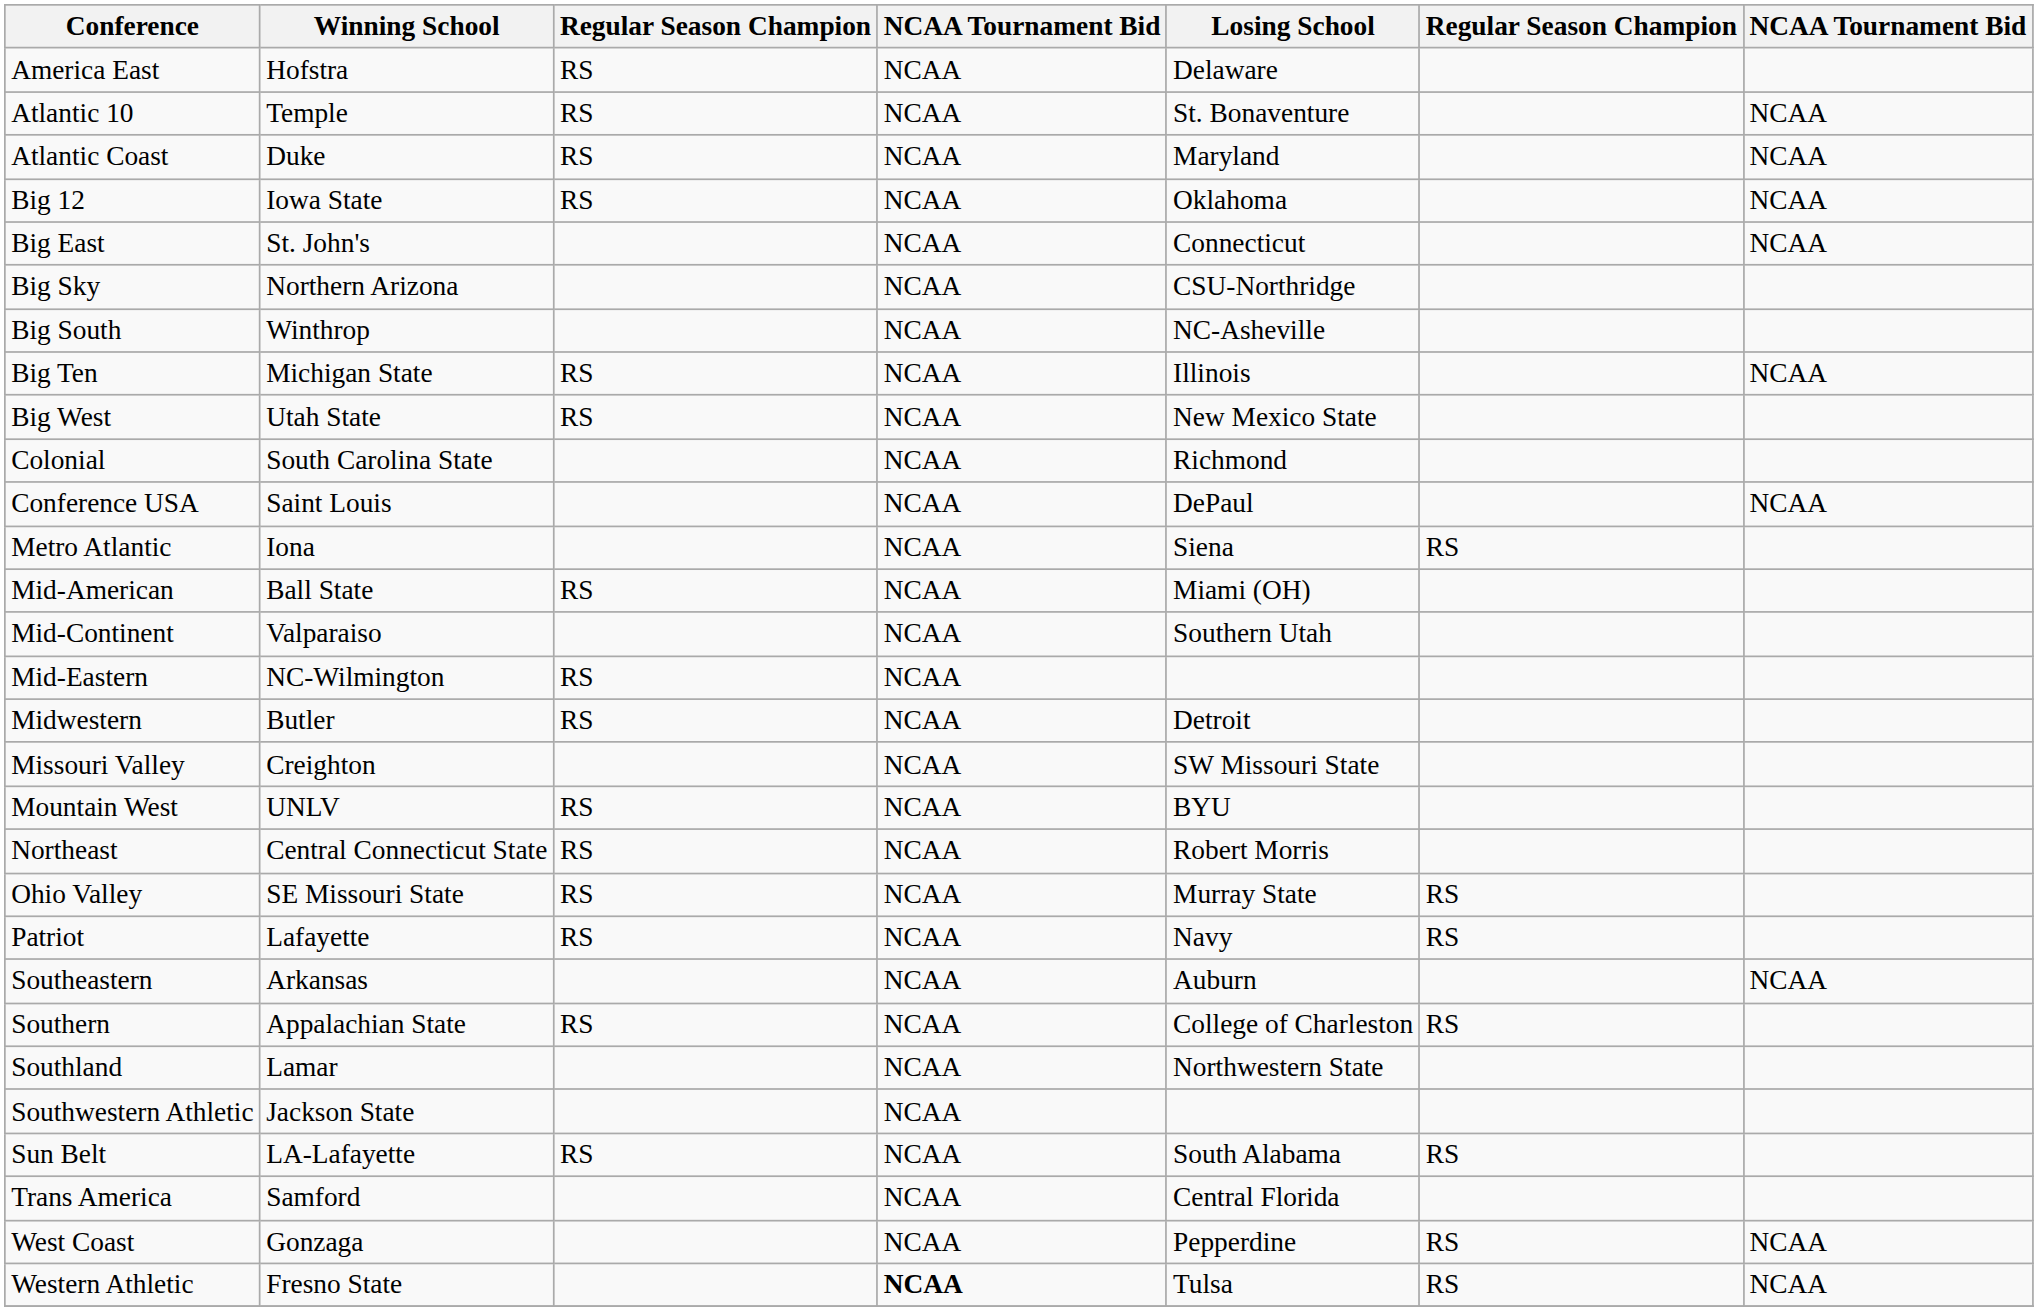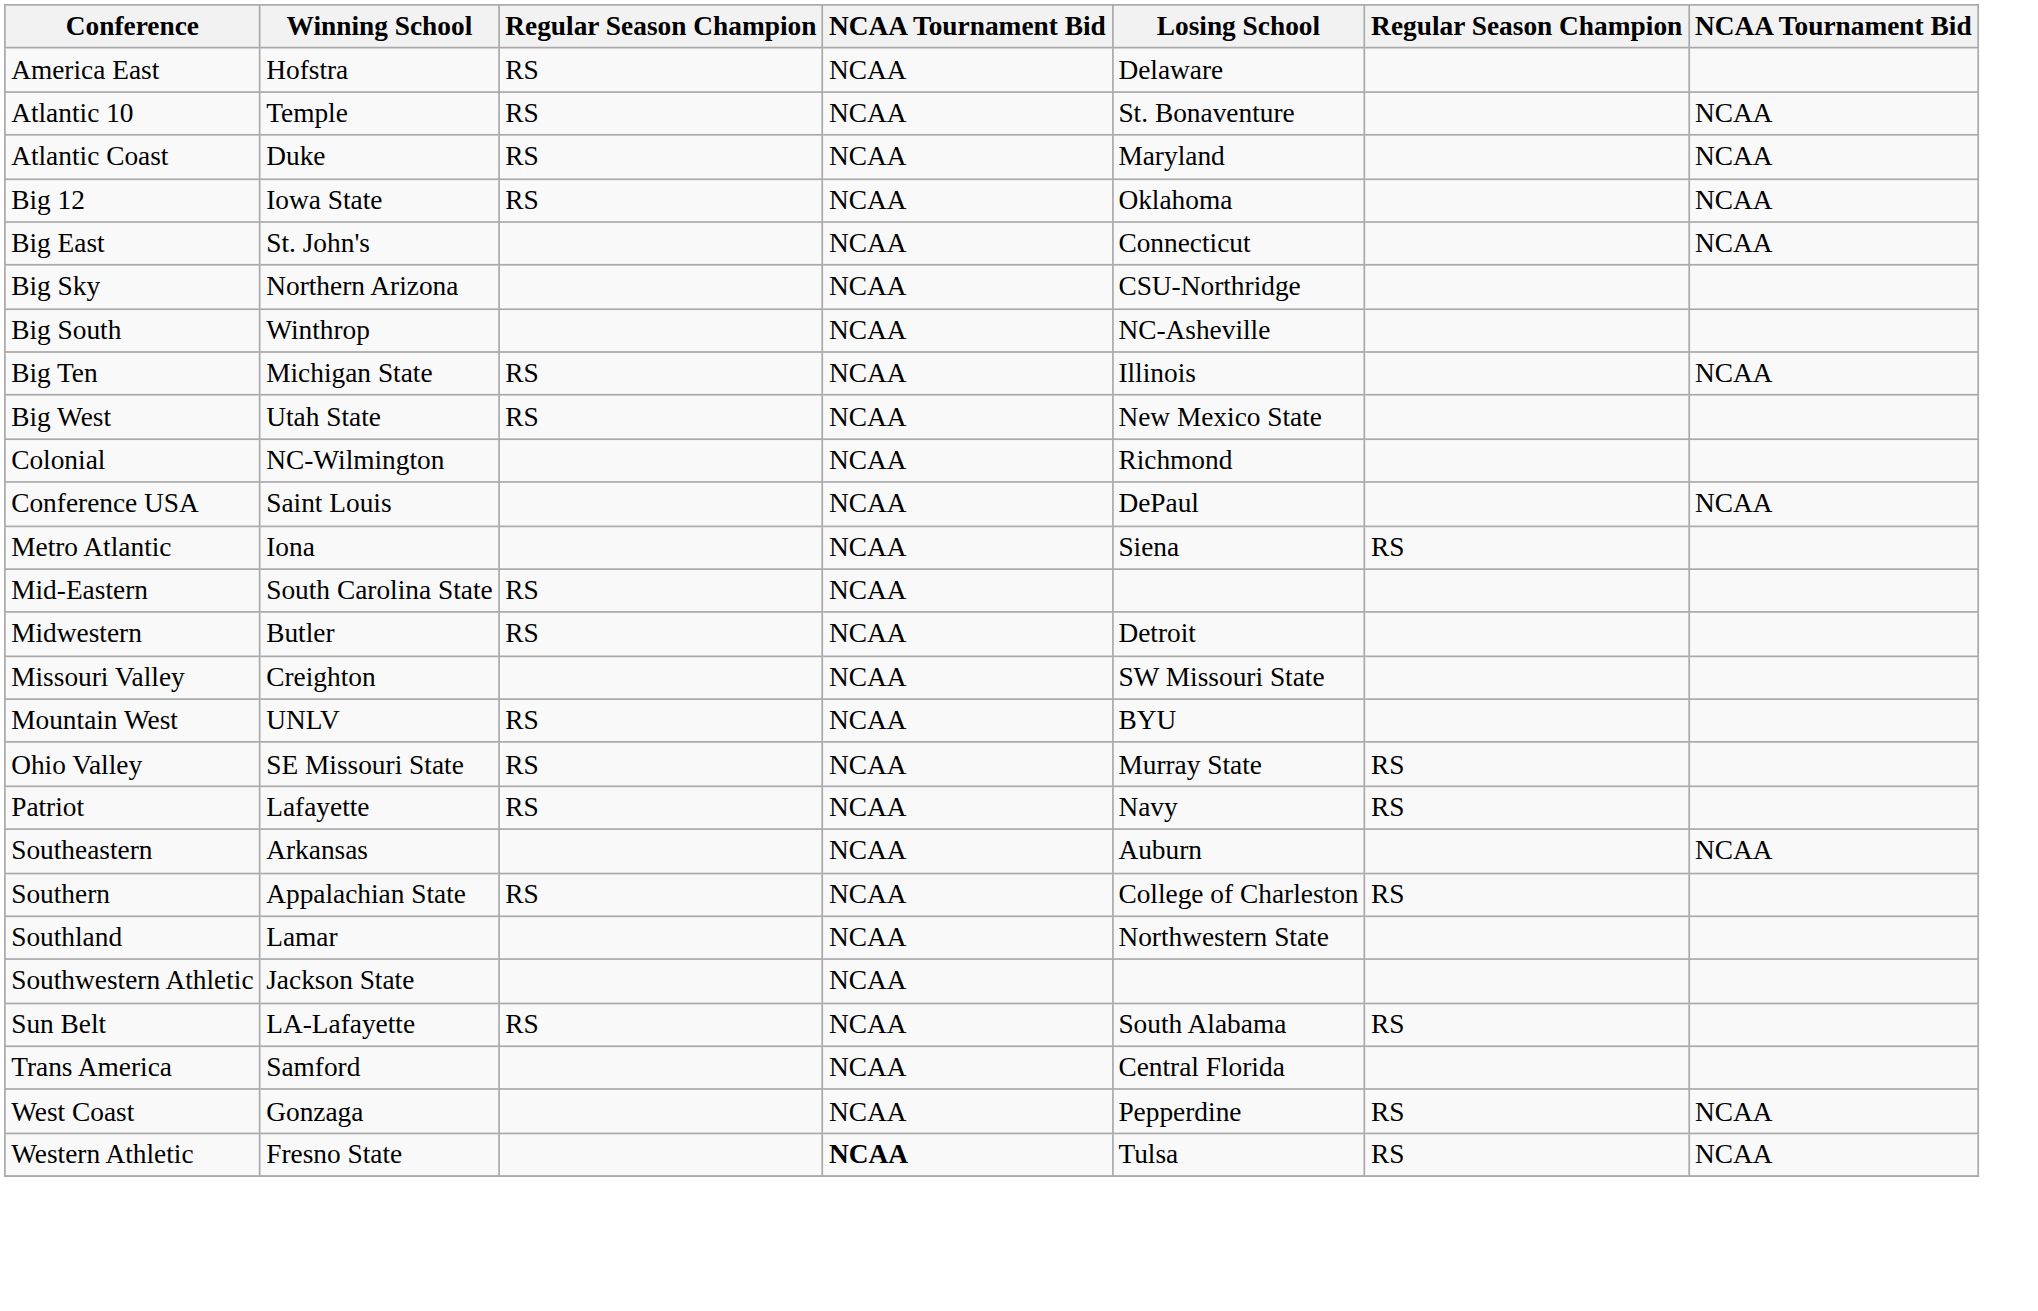(379, 460) South Carolina State -> (355, 460) NC-Wilmington
- row: (92, 590)
- row: (92, 633)
(355, 677) NC-Wilmington -> (379, 590) South Carolina State
- row: (64, 850)
